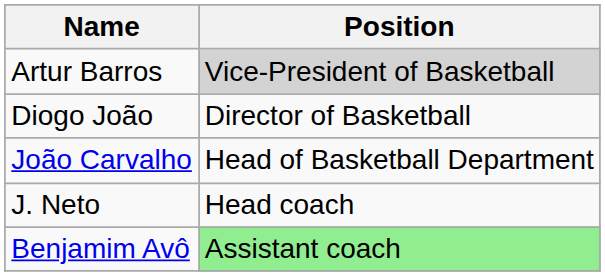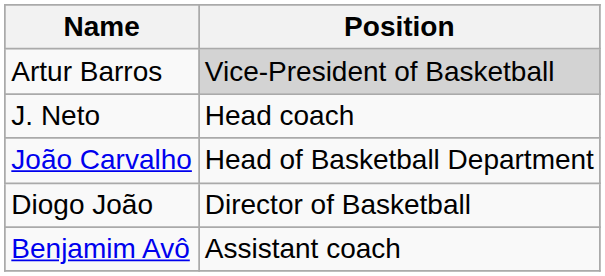rows swapped: (82, 115) <-> (56, 204)
(303, 248) lightgreen background -> (303, 248) no background
